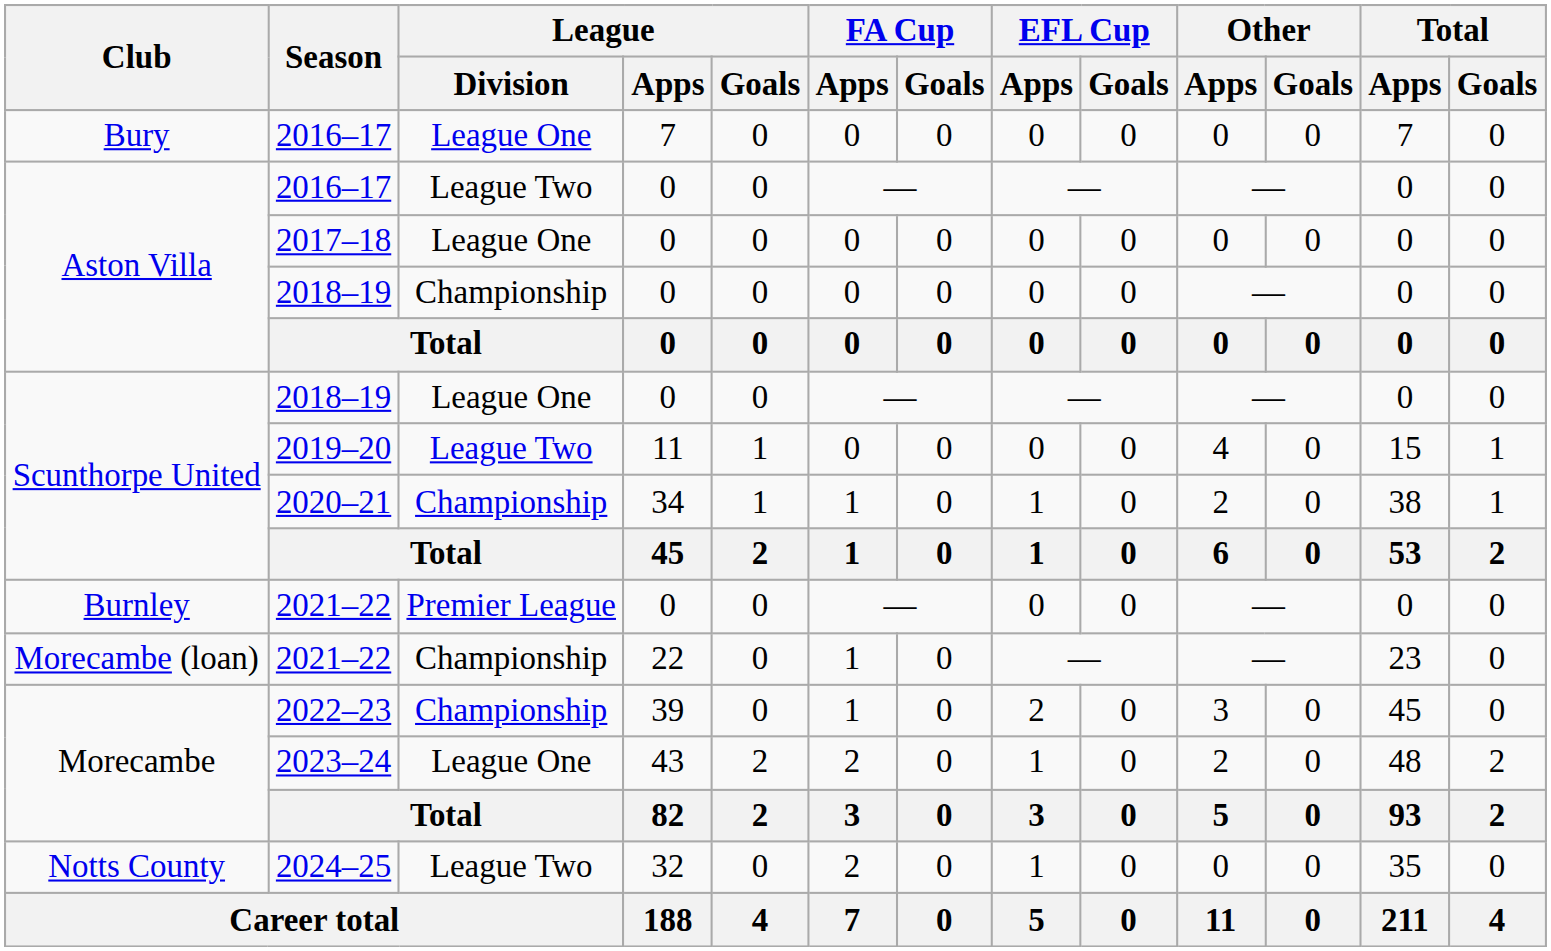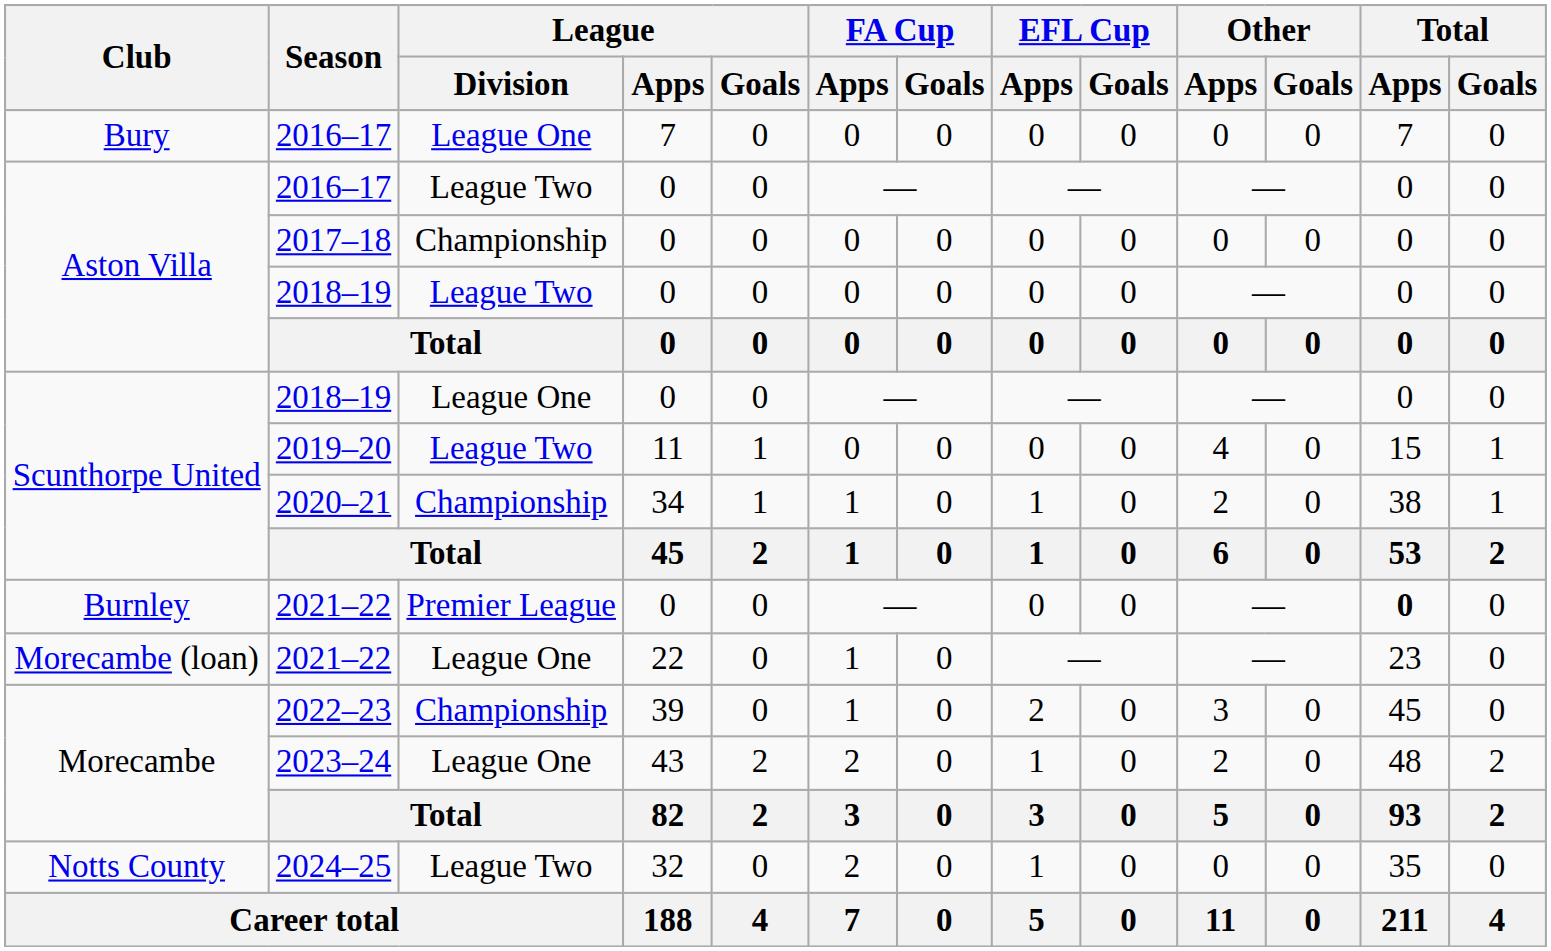(511, 239) League One -> (511, 239) Championship
(511, 291) Championship -> (511, 291) League Two
(1405, 605) normal -> (1405, 605) bold
(511, 657) Championship -> (511, 657) League One
